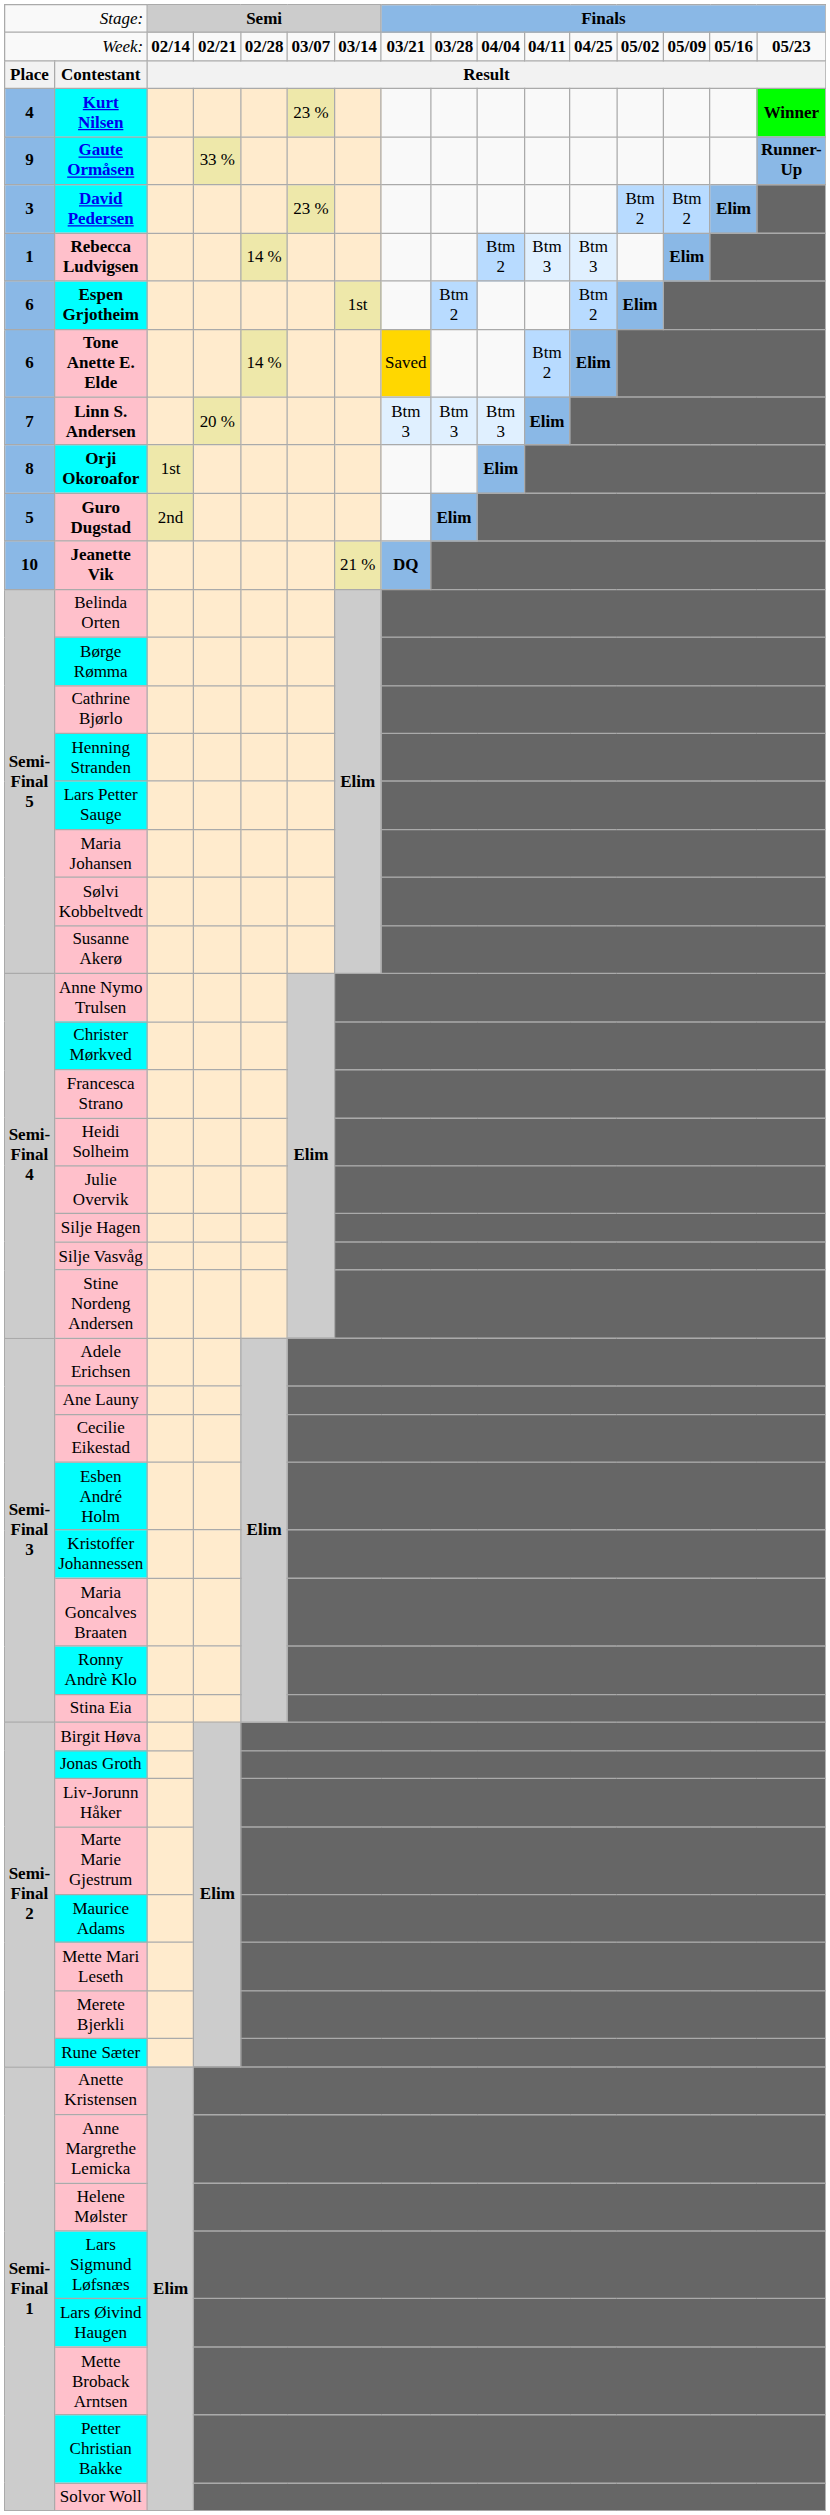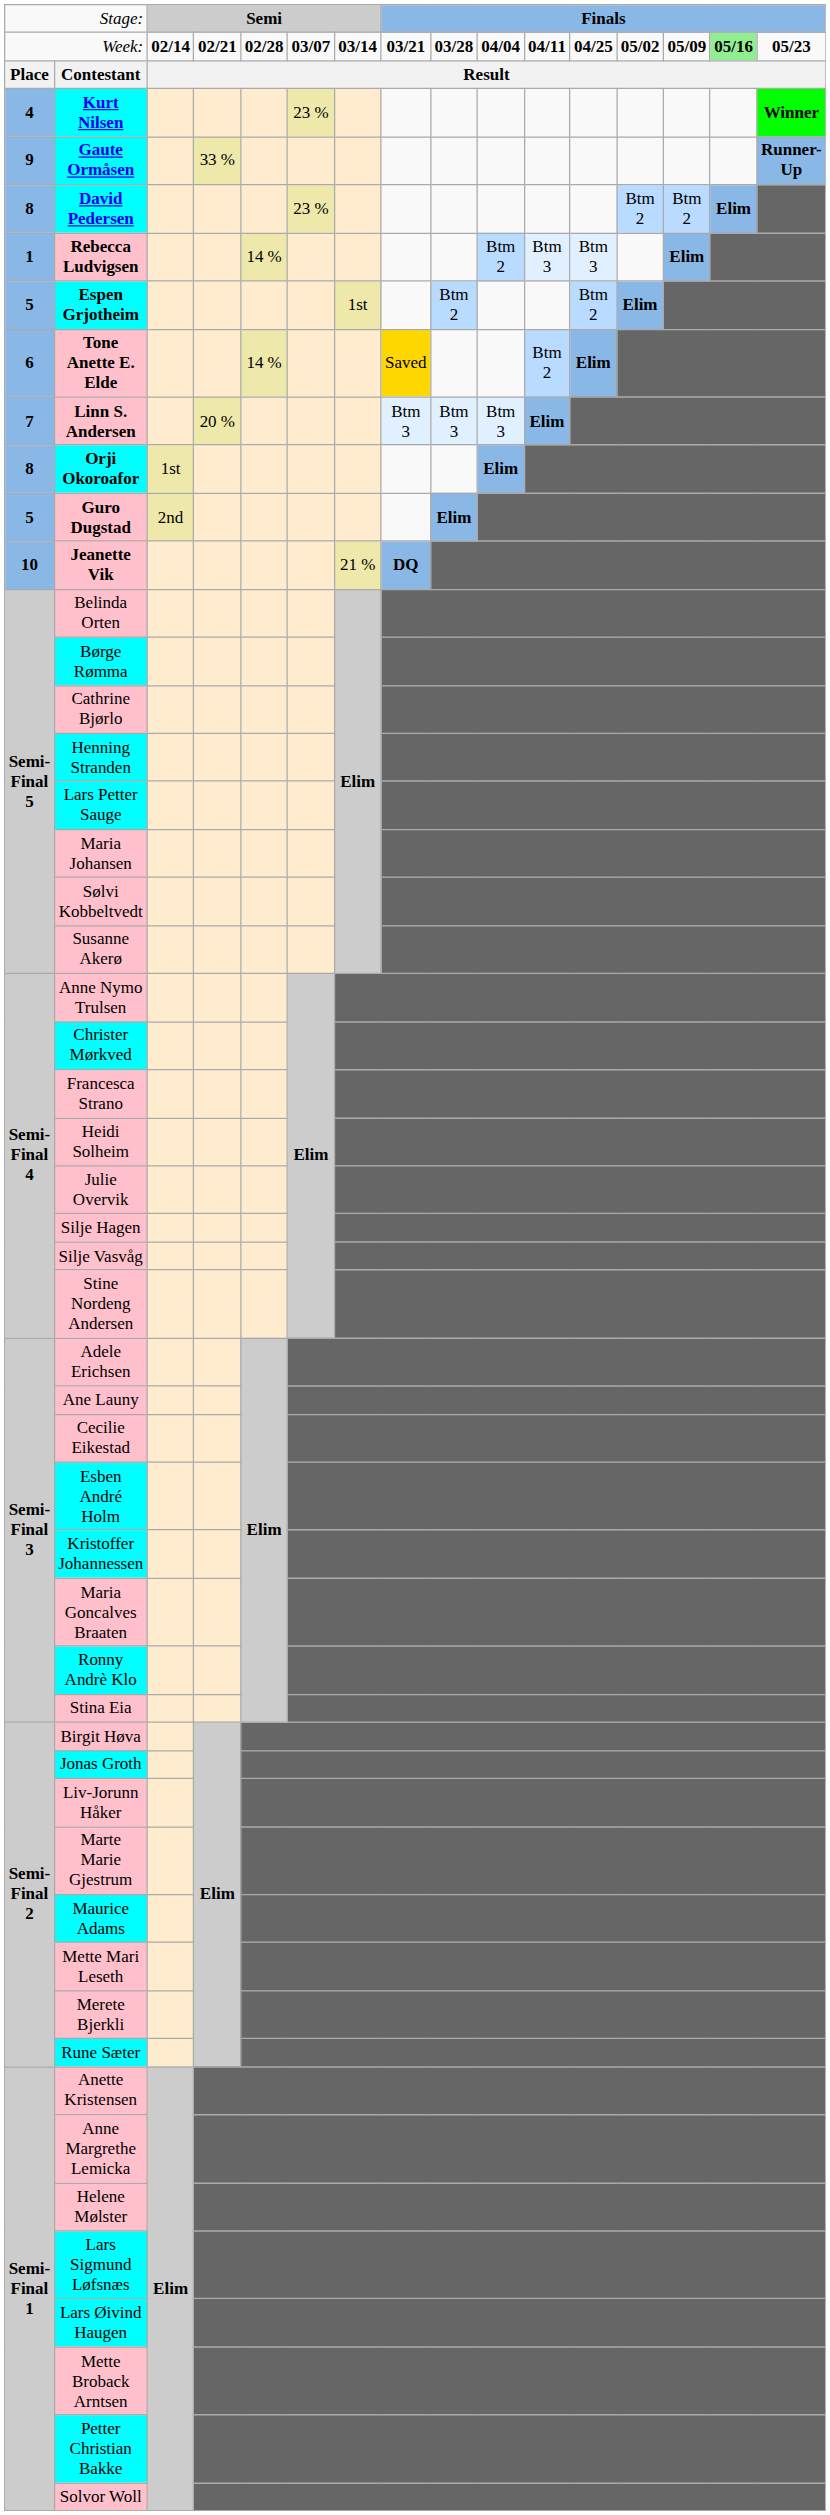(734, 46) no background -> (734, 46) lightgreen background
(29, 208) 3 -> (29, 208) 8
(29, 304) 6 -> (29, 304) 5
